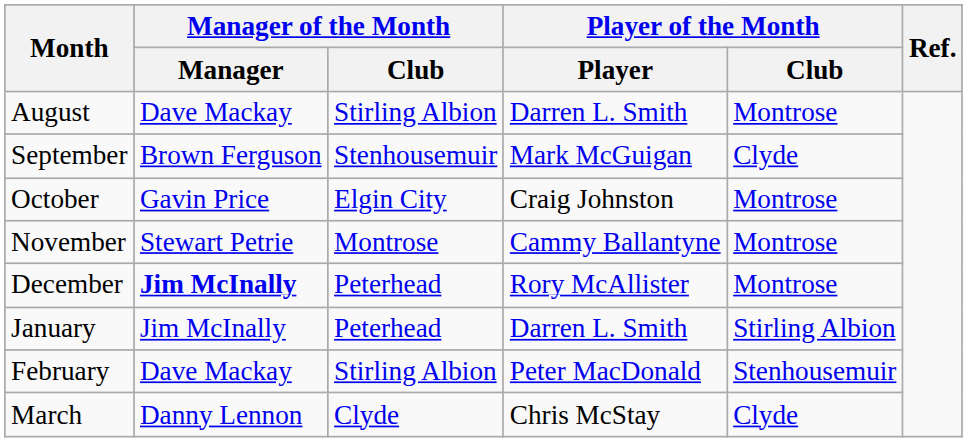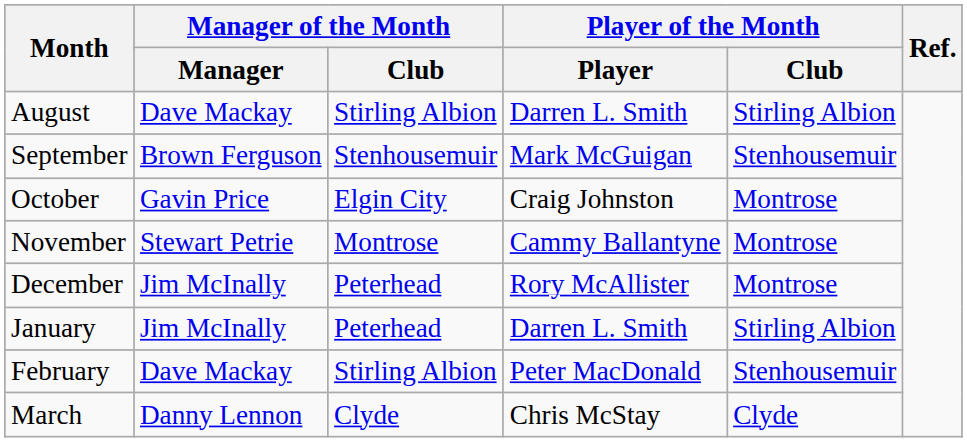(785, 112) Montrose -> (814, 112) Stirling Albion
(766, 155) Clyde -> (815, 155) Stenhousemuir
(218, 284) bold -> (213, 284) normal
